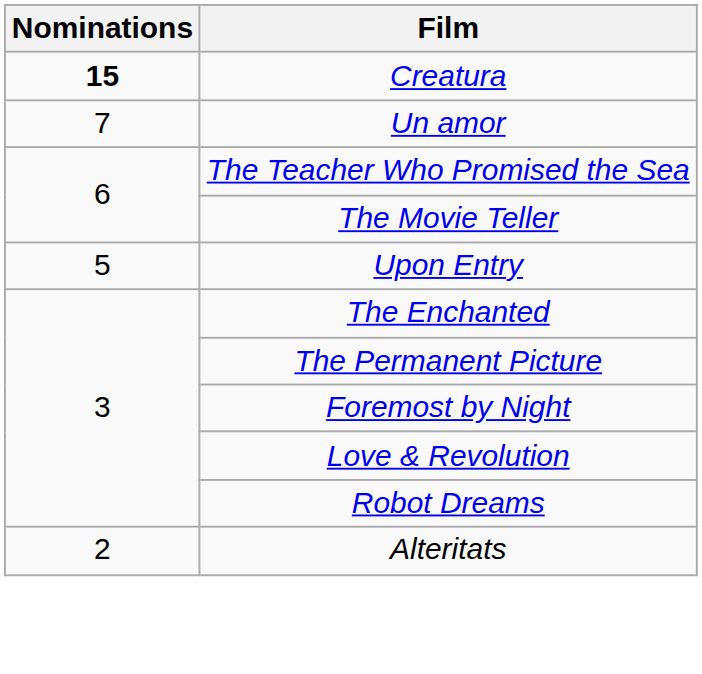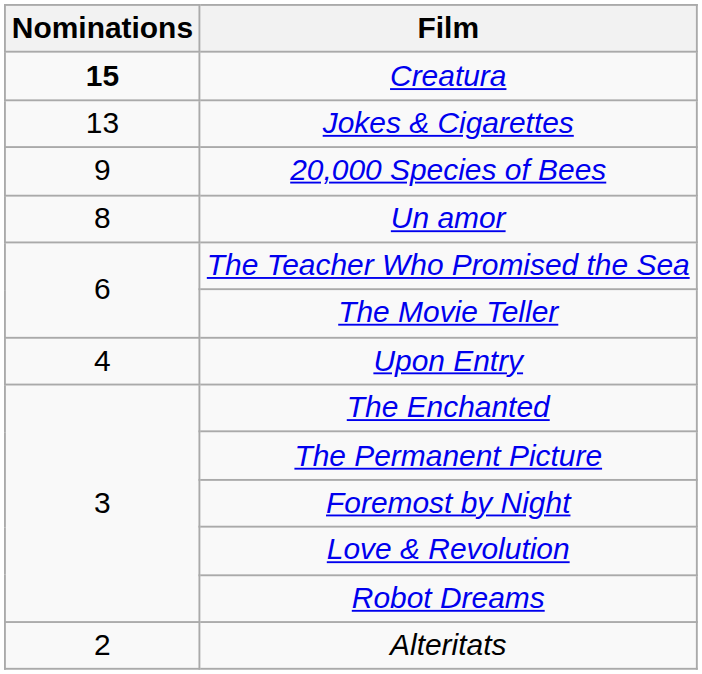+ row: (448, 123)
+ row: (448, 170)
(102, 123) 7 -> (102, 218) 8
(102, 265) 5 -> (102, 360) 4
